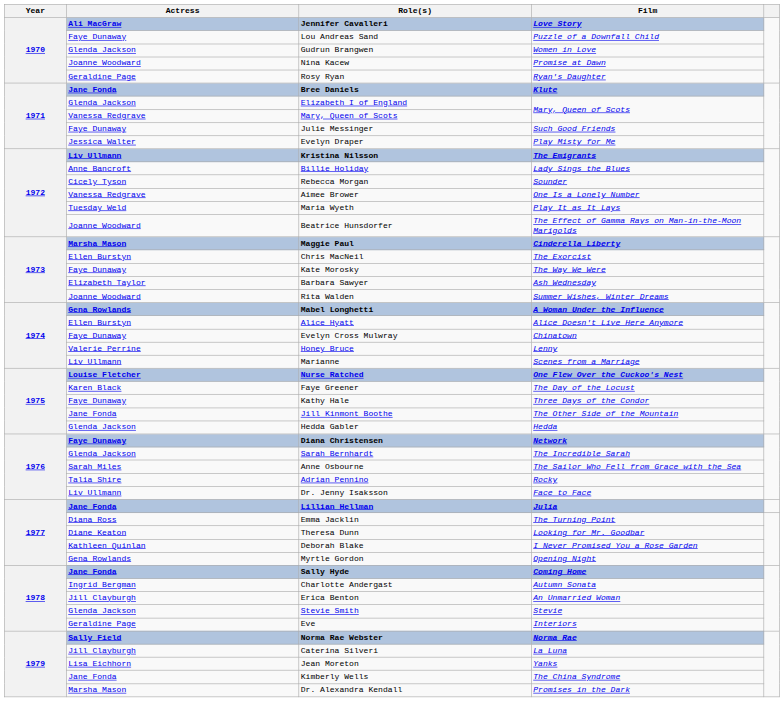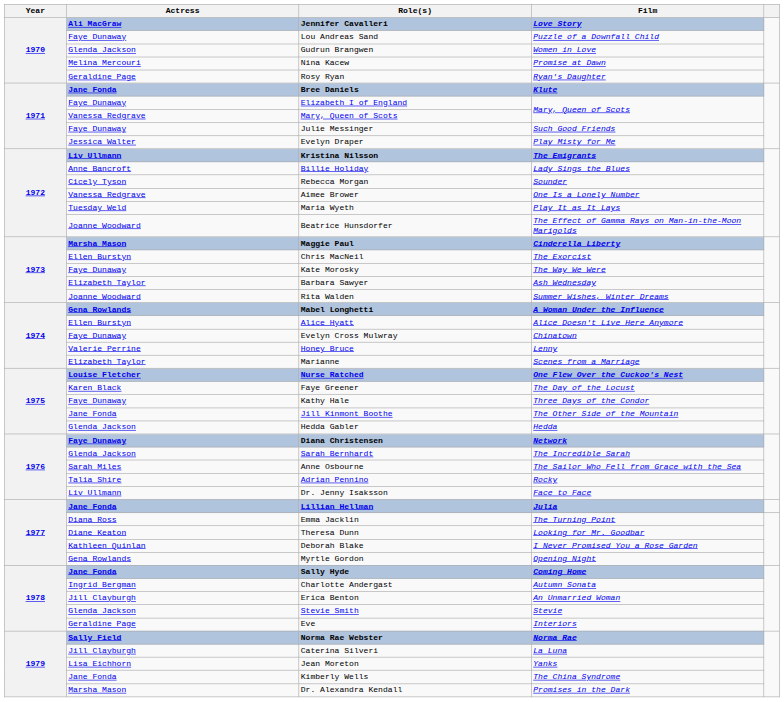(105, 63) Joanne Woodward -> (105, 63) Melina Mercouri
(102, 103) Glenda Jackson -> (97, 103) Faye Dunaway
(95, 362) Liv Ullmann -> (107, 362) Elizabeth Taylor
